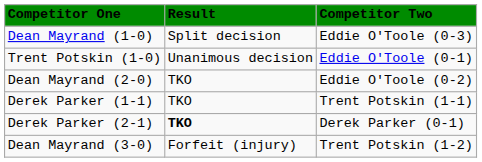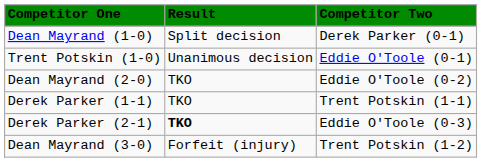(396, 37) Eddie O'Toole (0-3) -> (392, 37) Derek Parker (0-1)
(392, 124) Derek Parker (0-1) -> (396, 124) Eddie O'Toole (0-3)
